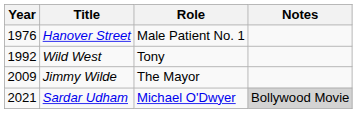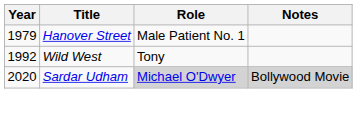(22, 35) 1976 -> (22, 35) 1979
- row: (80, 77)
(22, 98) 2021 -> (22, 77) 2020
(186, 98) no background -> (186, 77) lightgrey background
